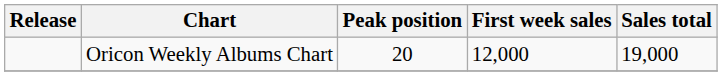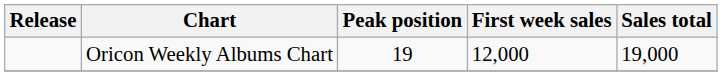(402, 53) 20 -> (402, 53) 19
